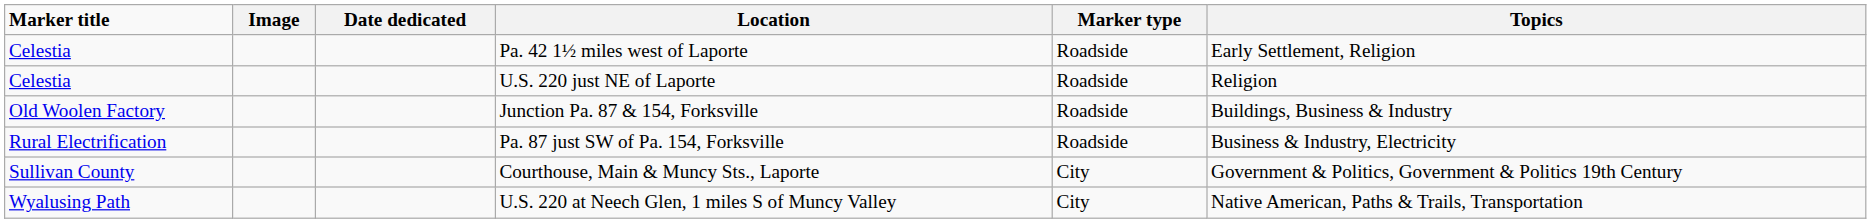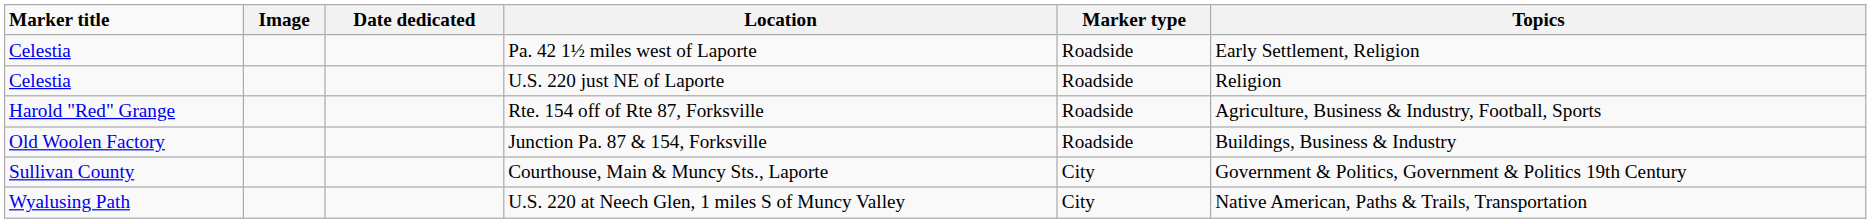+ row: (636, 111)
- row: (642, 141)
